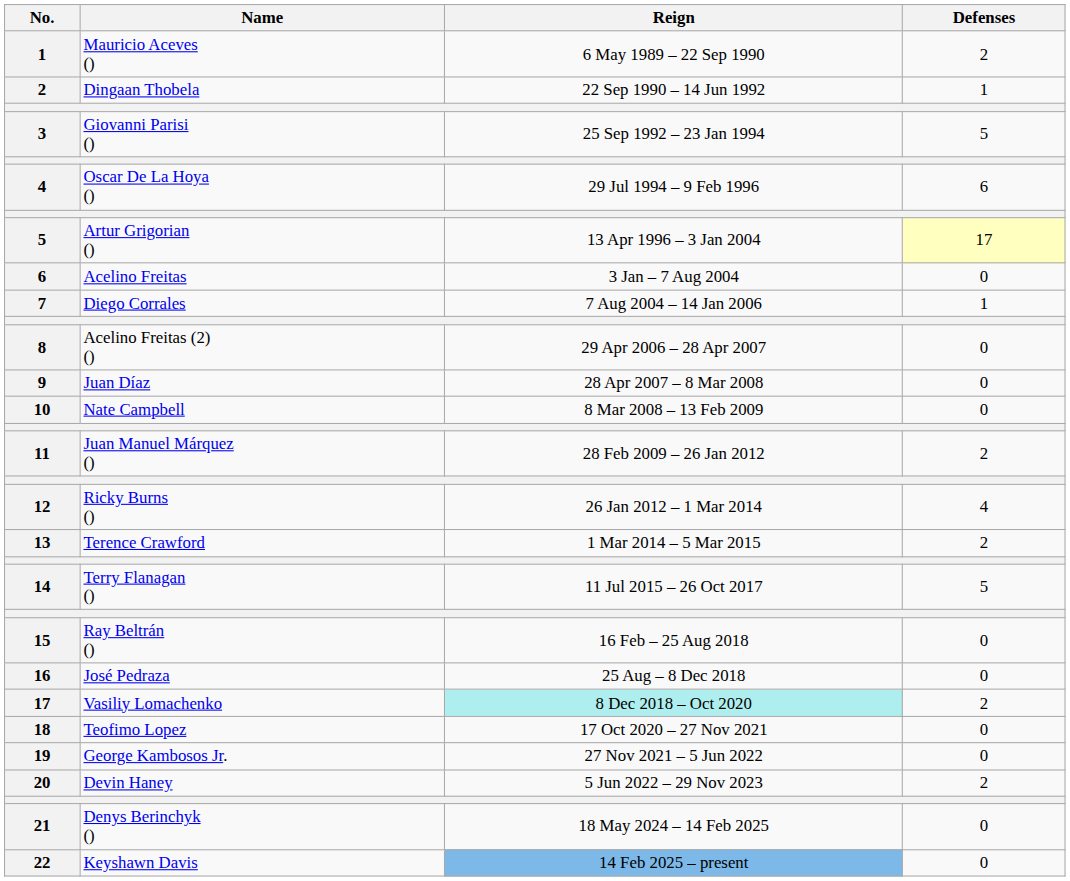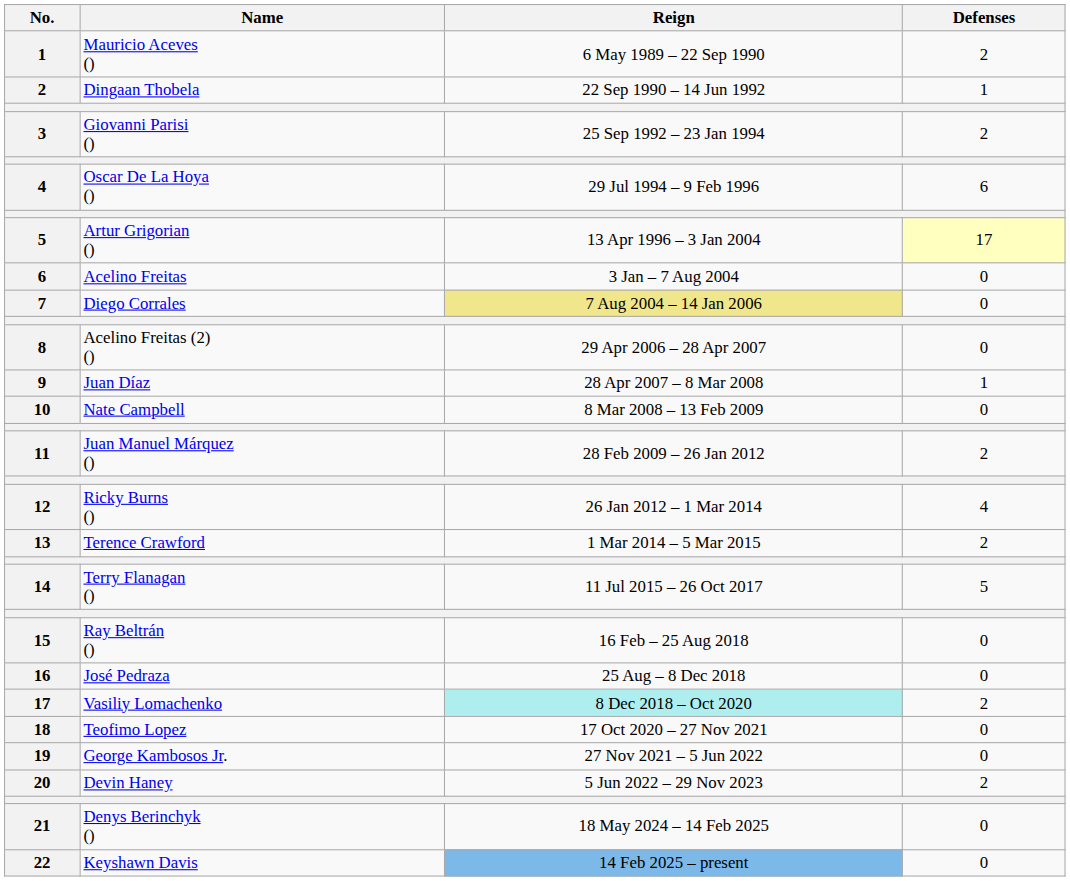(984, 133) 5 -> (984, 133) 2
(674, 303) no background -> (674, 303) khaki background
(984, 303) 1 -> (984, 303) 0
(984, 383) 0 -> (984, 383) 1
